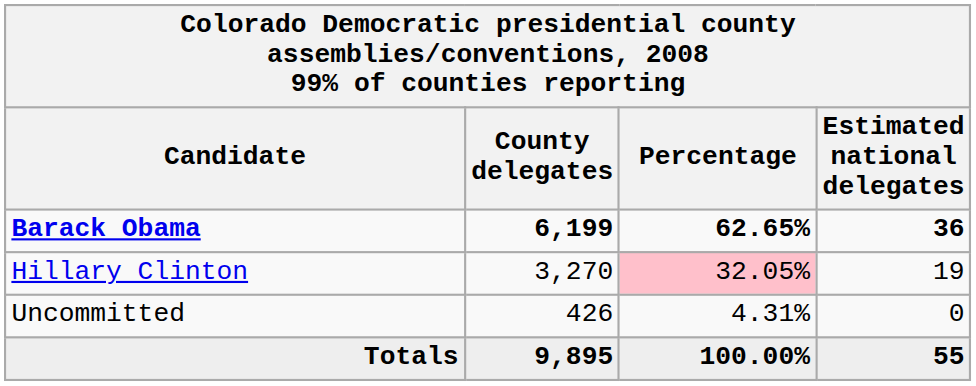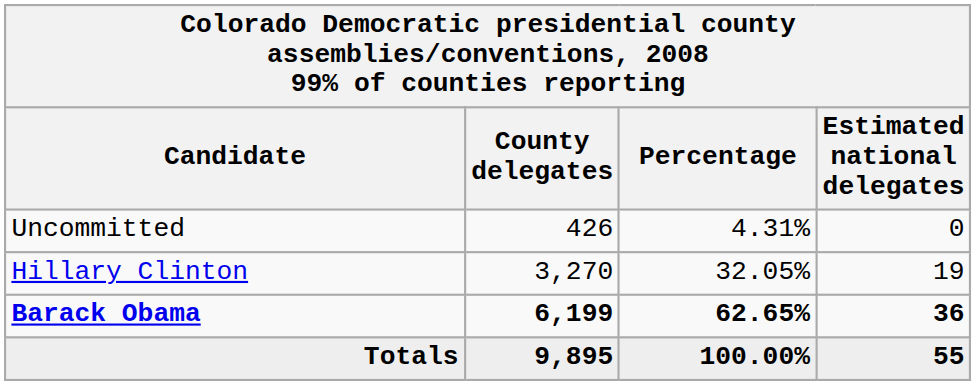rows swapped: (106, 231) <-> (98, 316)
(763, 273) pink background -> (763, 273) no background
